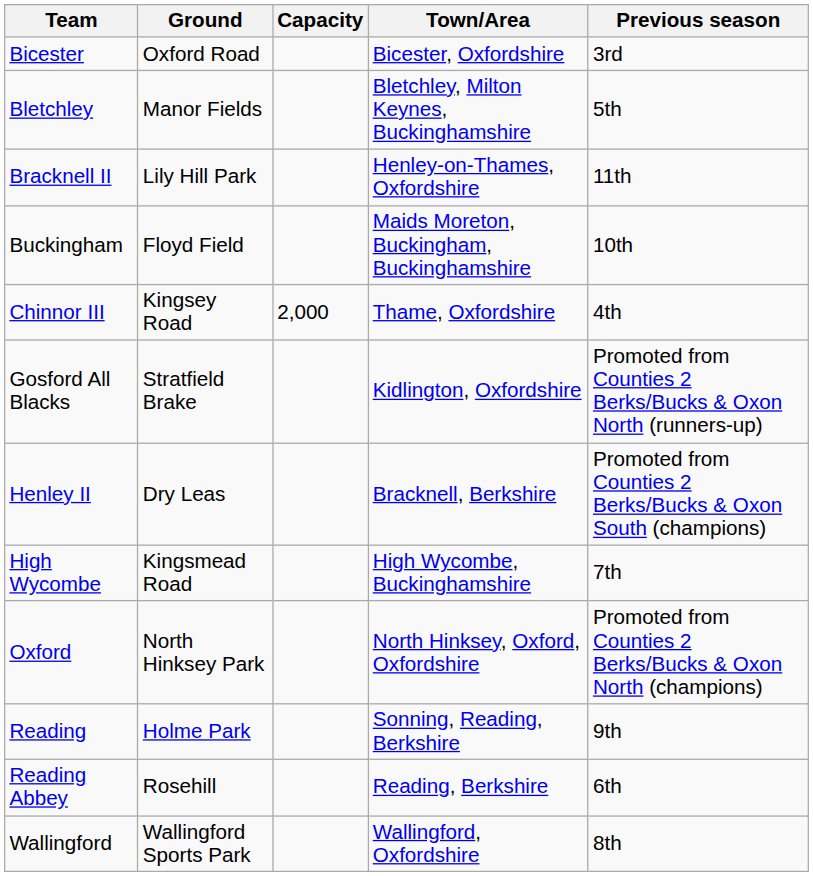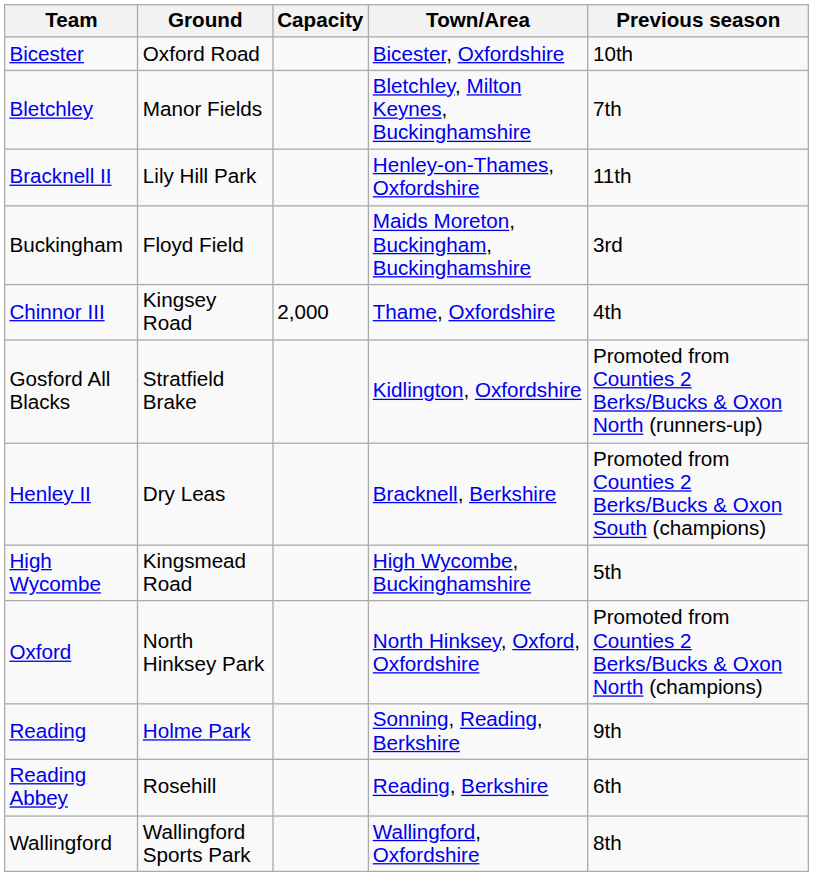(608, 53) 3rd -> (613, 53) 10th
(607, 109) 5th -> (607, 109) 7th
(613, 244) 10th -> (608, 244) 3rd
(607, 572) 7th -> (607, 572) 5th
